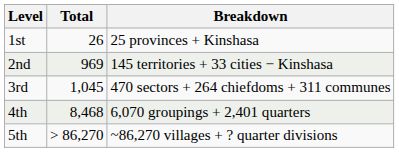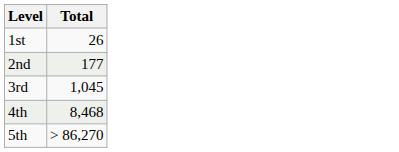- column: (250, 16)
(92, 64) 969 -> (92, 64) 177
